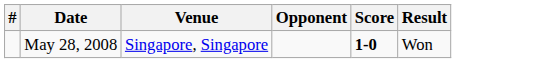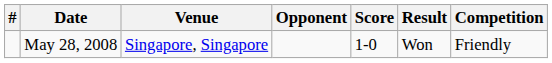+ column: (499, 17)
(366, 44) bold -> (366, 44) normal
